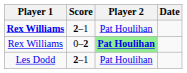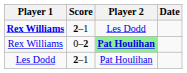(126, 28) Pat Houlihan -> (126, 28) Les Dodd
